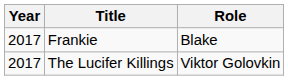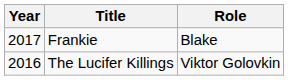(24, 63) 2017 -> (24, 63) 2016
